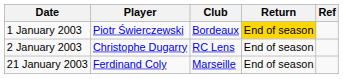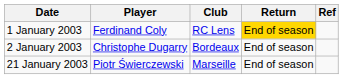(138, 30) Piotr Świerczewski -> (130, 30) Ferdinand Coly
(216, 30) Bordeaux -> (213, 30) RC Lens
(213, 47) RC Lens -> (216, 47) Bordeaux
(130, 64) Ferdinand Coly -> (138, 64) Piotr Świerczewski
